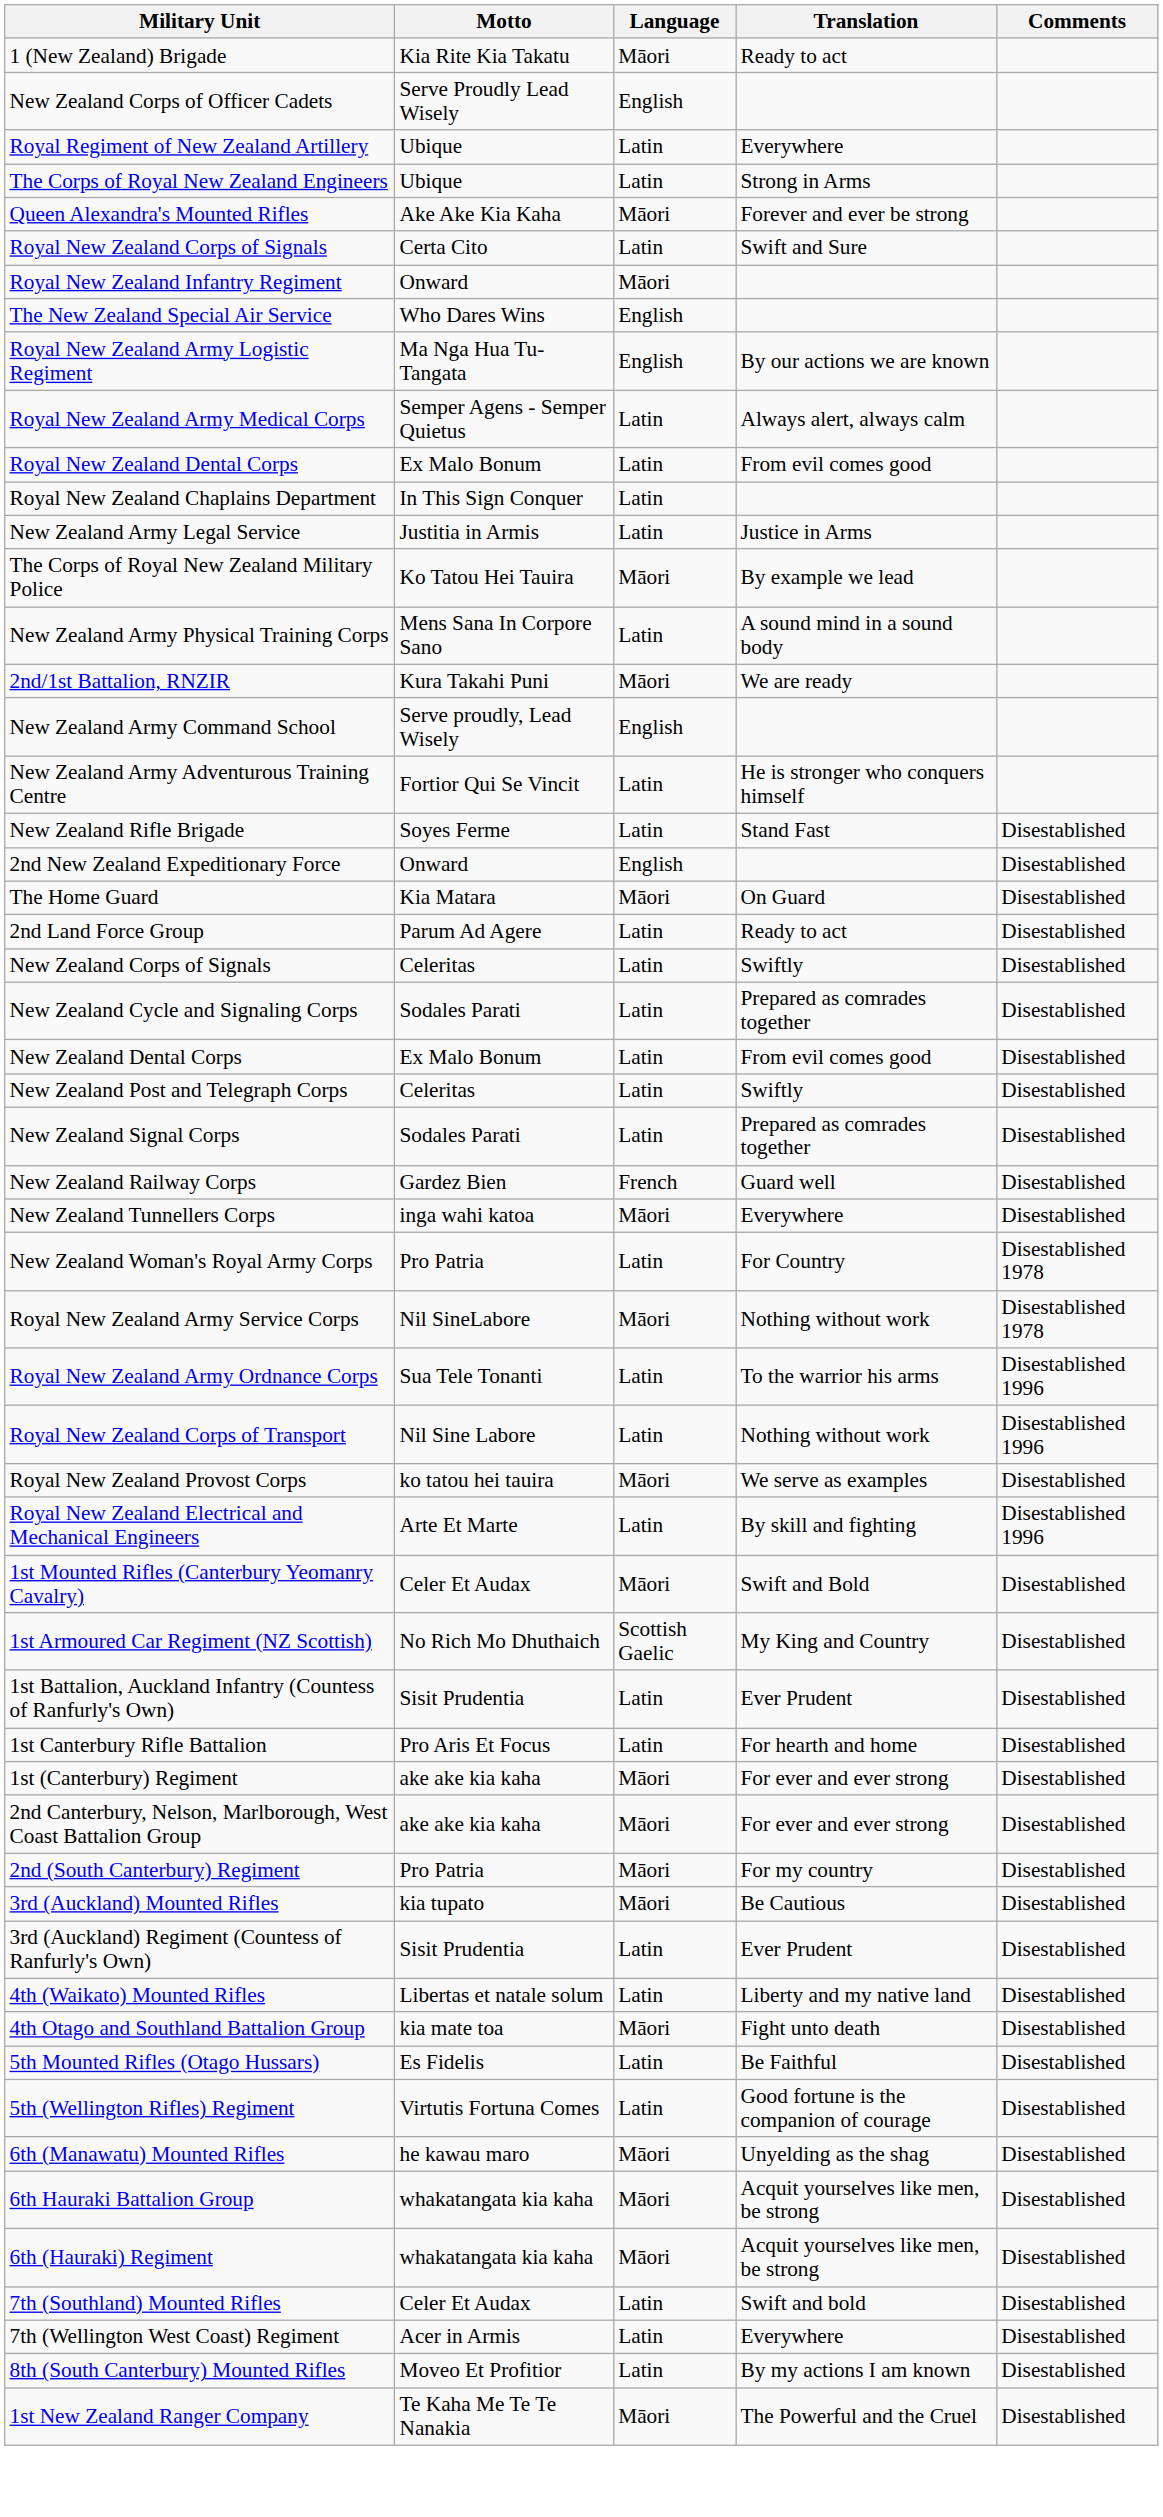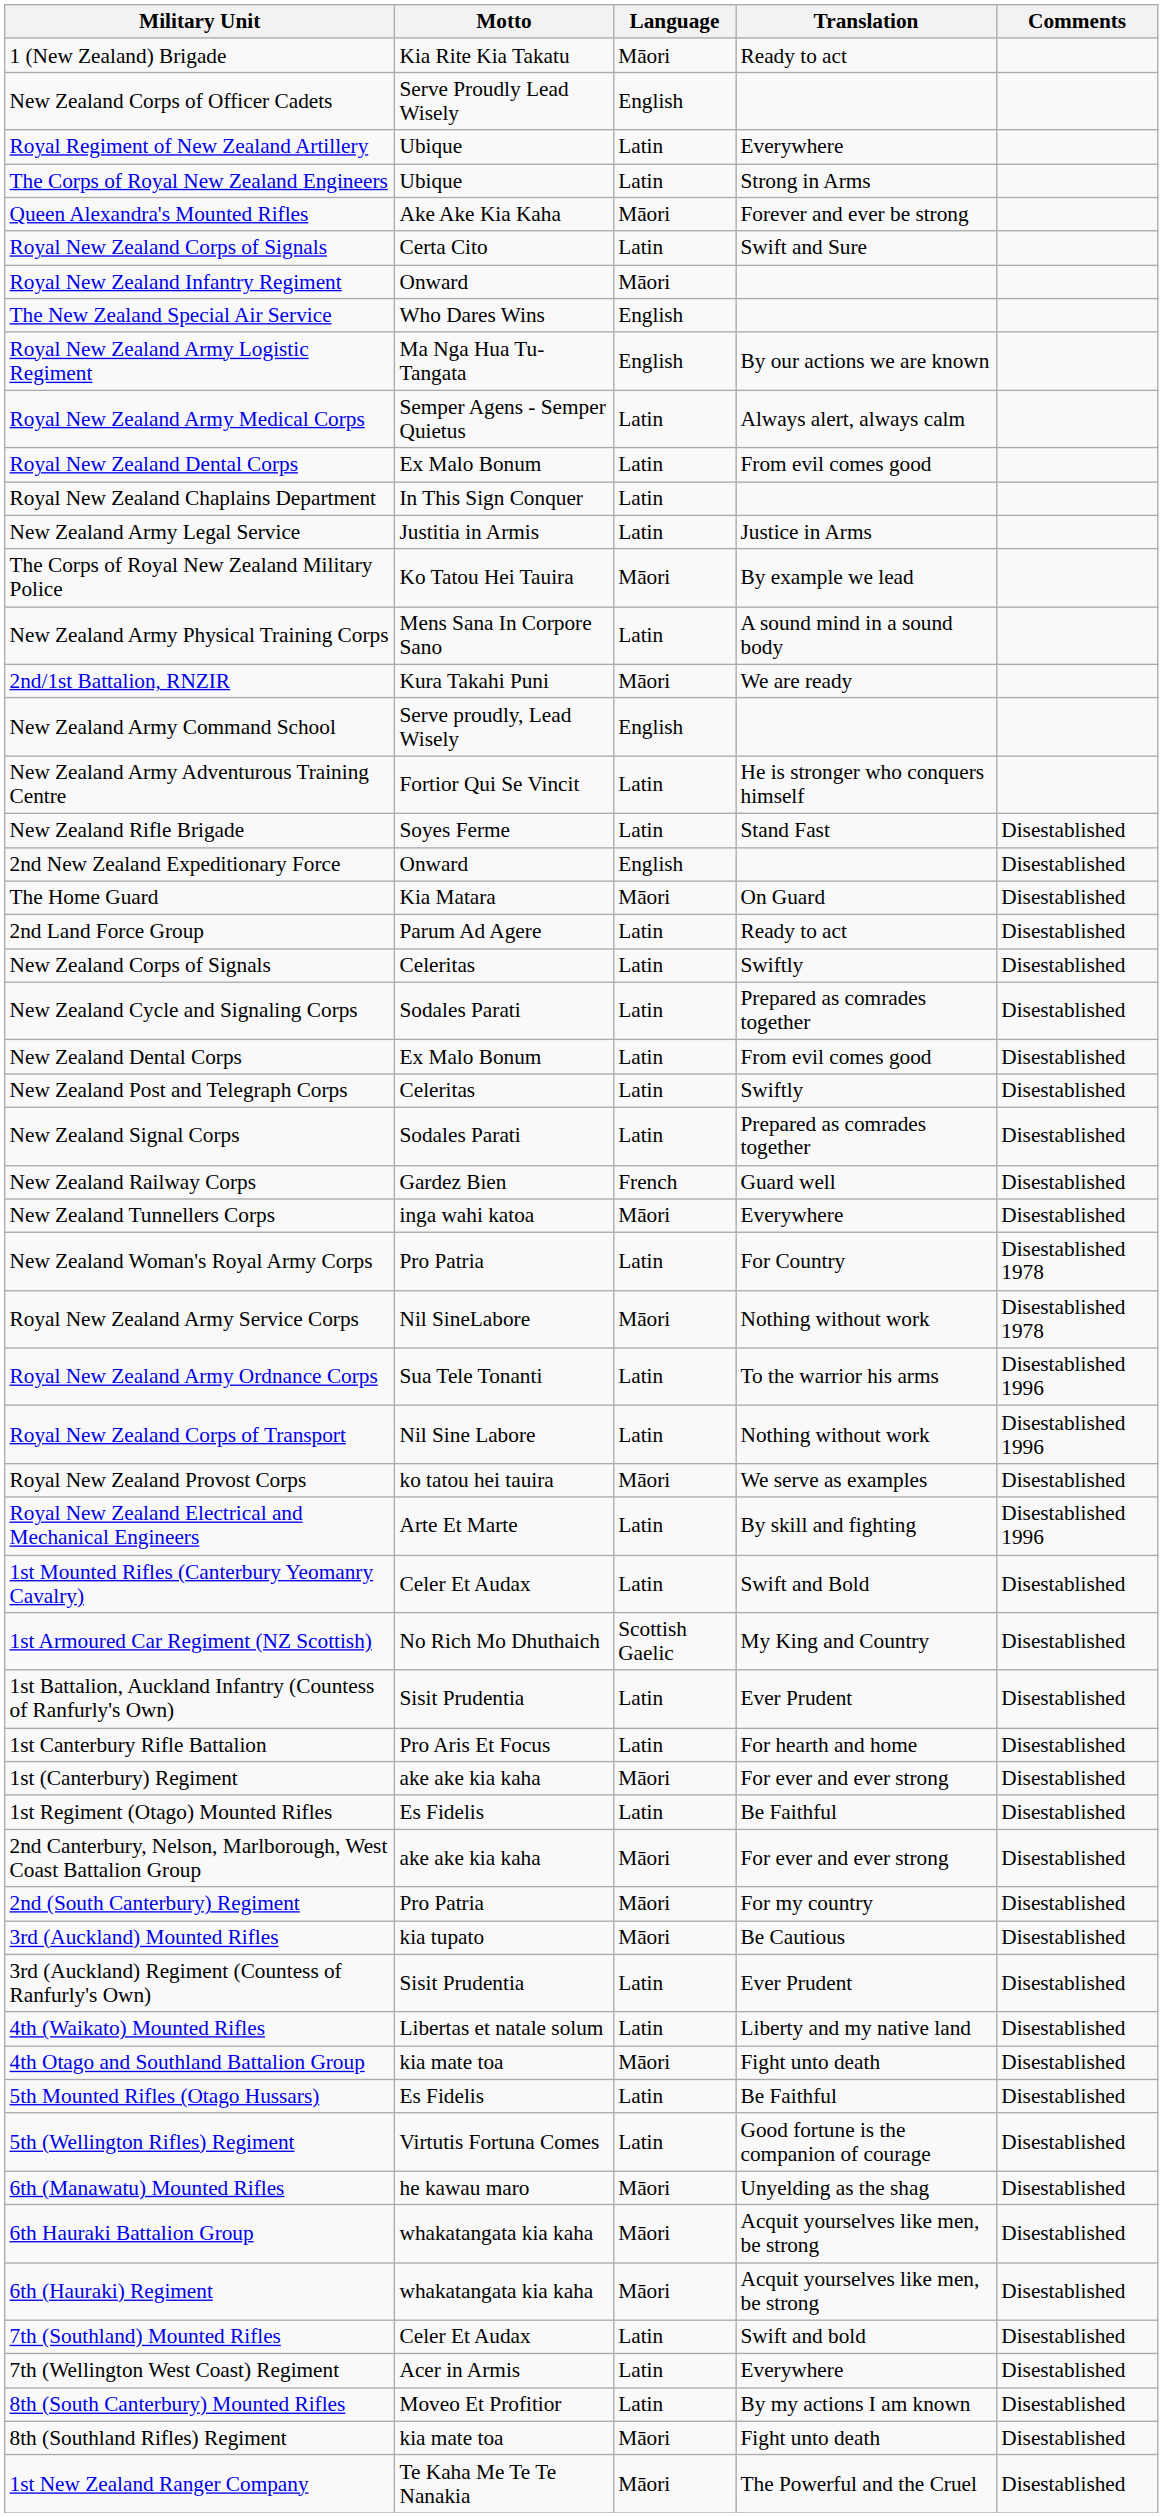(644, 1583) Māori -> (641, 1583) Latin
+ row: (171, 1812)
+ row: (148, 2437)
